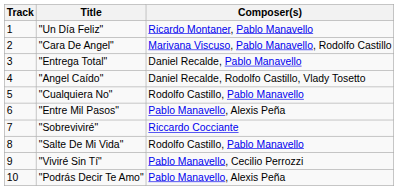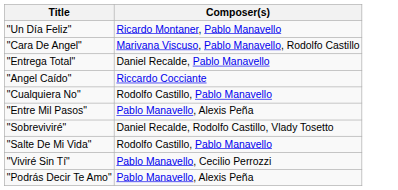- column: (20, 12)
(257, 78) Daniel Recalde, Rodolfo Castillo, Vlady Tosetto -> (161, 78) Riccardo Cocciante
(193, 128) Riccardo Cocciante -> (225, 128) Daniel Recalde, Rodolfo Castillo, Vlady Tosetto
